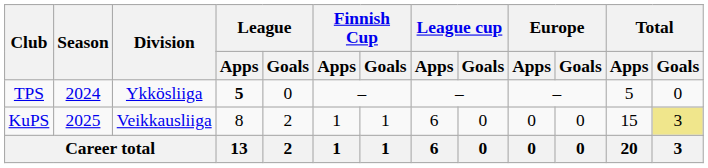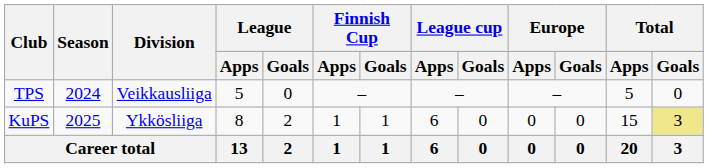(164, 93) Ykkösliiga -> (164, 93) Veikkausliiga
(239, 93) bold -> (239, 93) normal
(164, 120) Veikkausliiga -> (164, 120) Ykkösliiga
